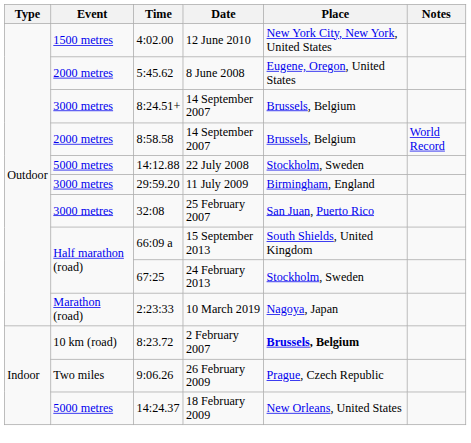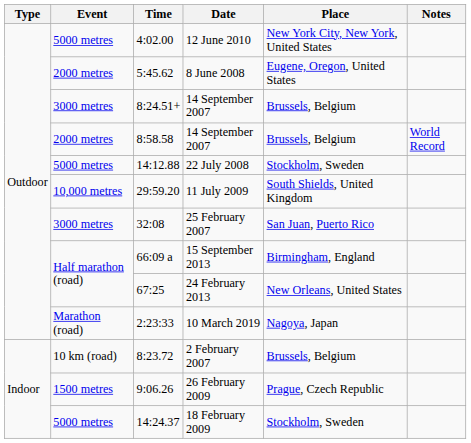(83, 40) 1500 metres -> (83, 40) 5000 metres
(83, 184) 3000 metres -> (88, 191) 10,000 metres
(321, 184) Birmingham, England -> (320, 191) South Shields, United Kingdom
(320, 243) South Shields, United Kingdom -> (321, 257) Birmingham, England
(315, 276) Stockholm, Sweden -> (334, 290) New Orleans, United States
(313, 342) bold -> (311, 356) normal
(79, 375) Two miles -> (83, 389) 1500 metres
(334, 408) New Orleans, United States -> (315, 422) Stockholm, Sweden
